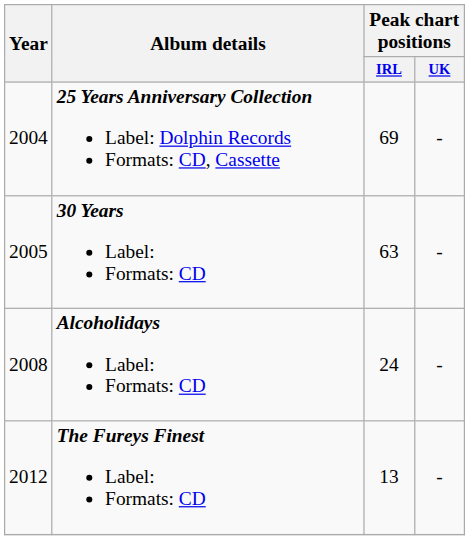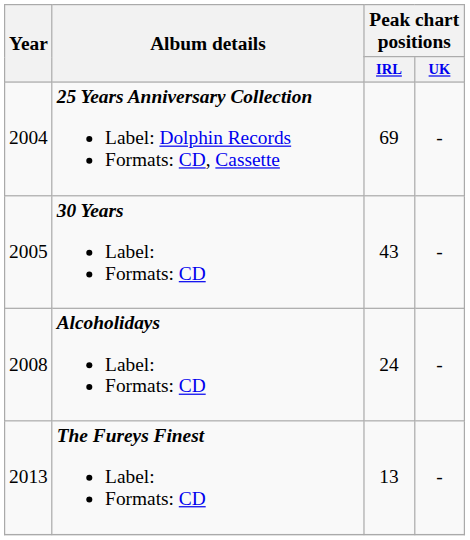(389, 251) 63 -> (389, 251) 43
(28, 477) 2012 -> (28, 477) 2013
